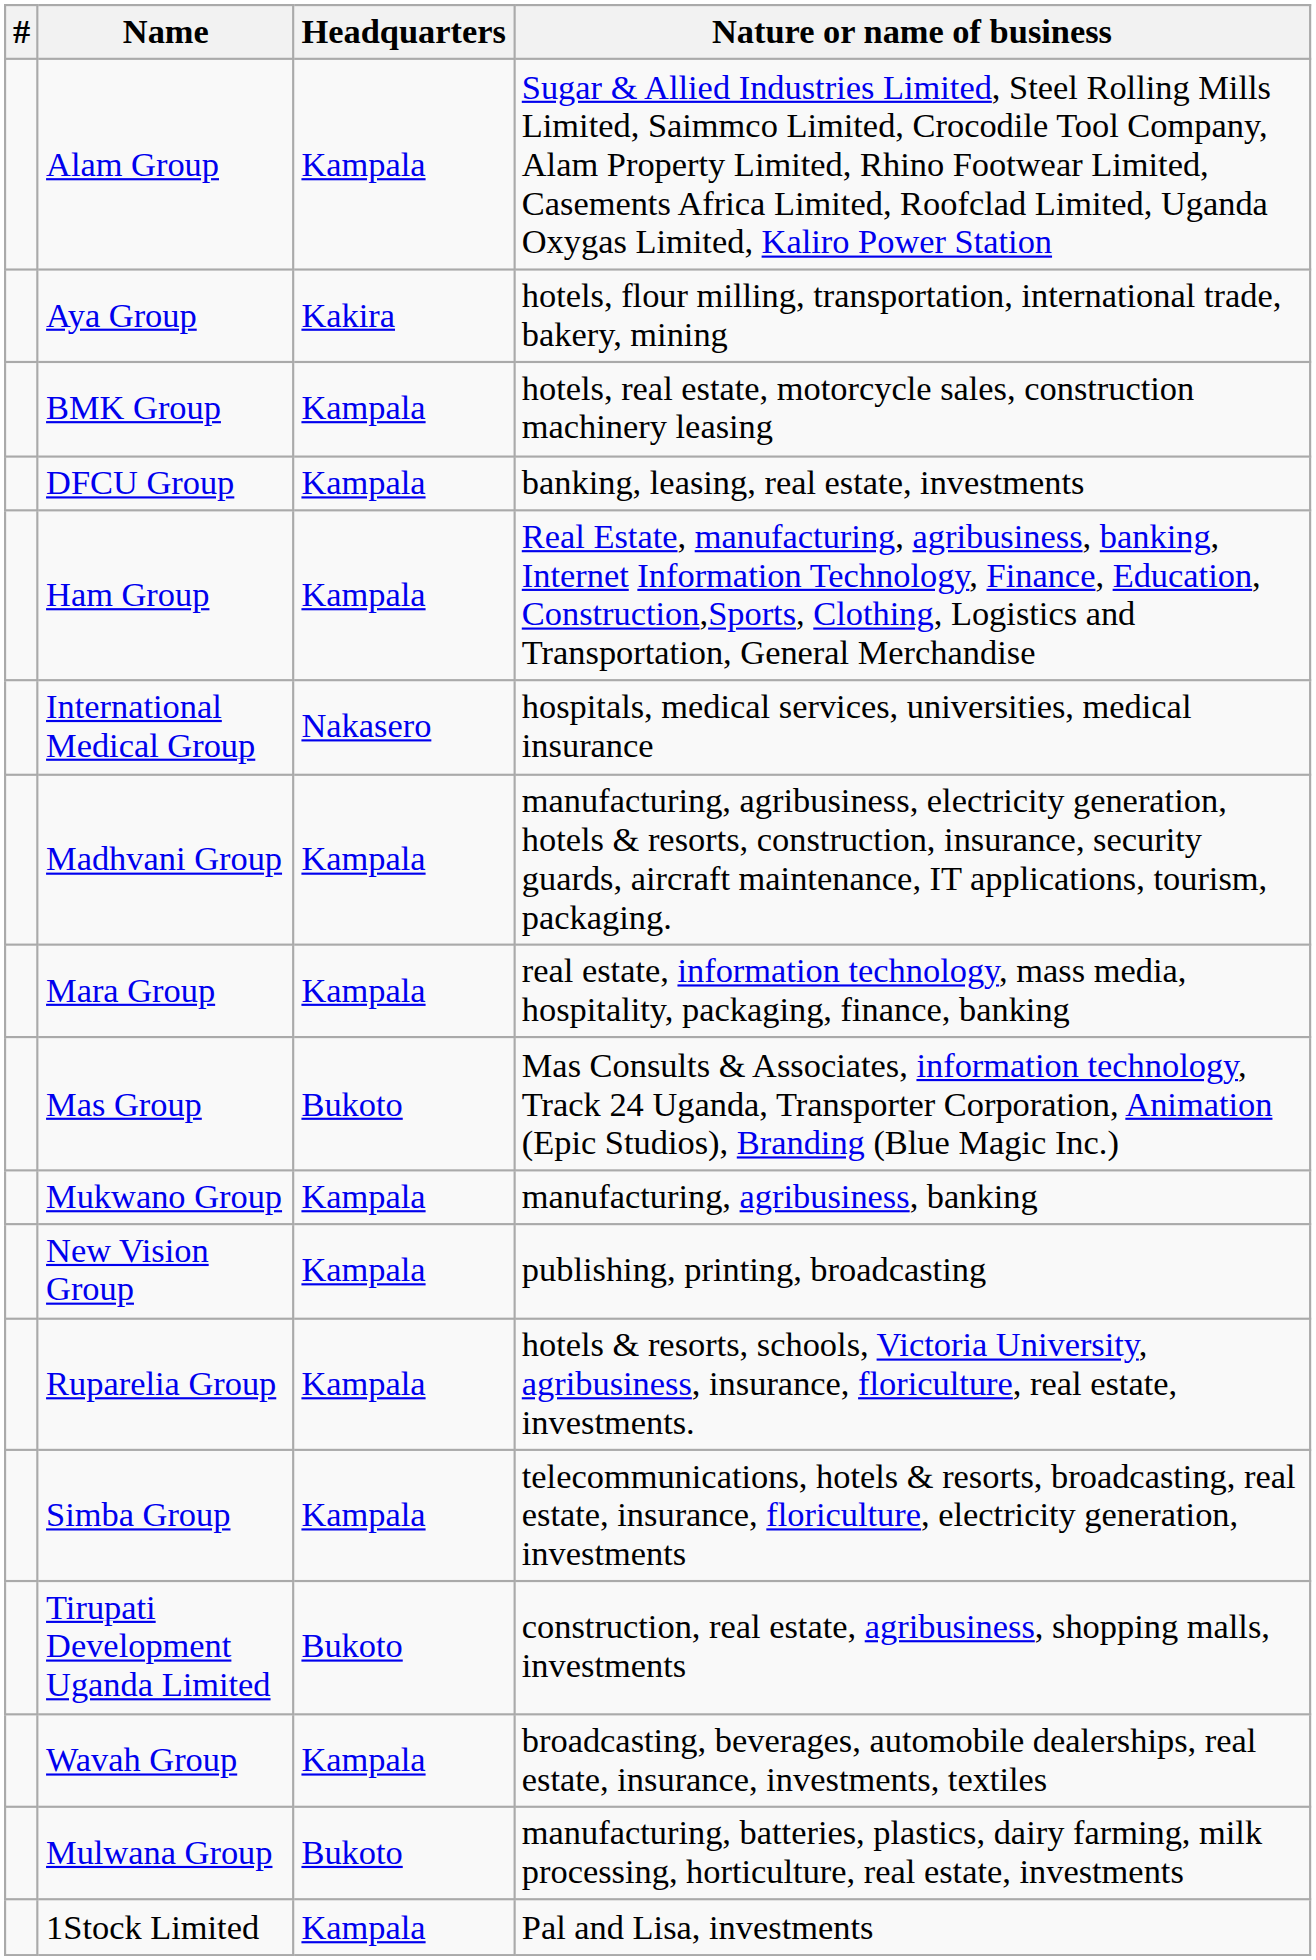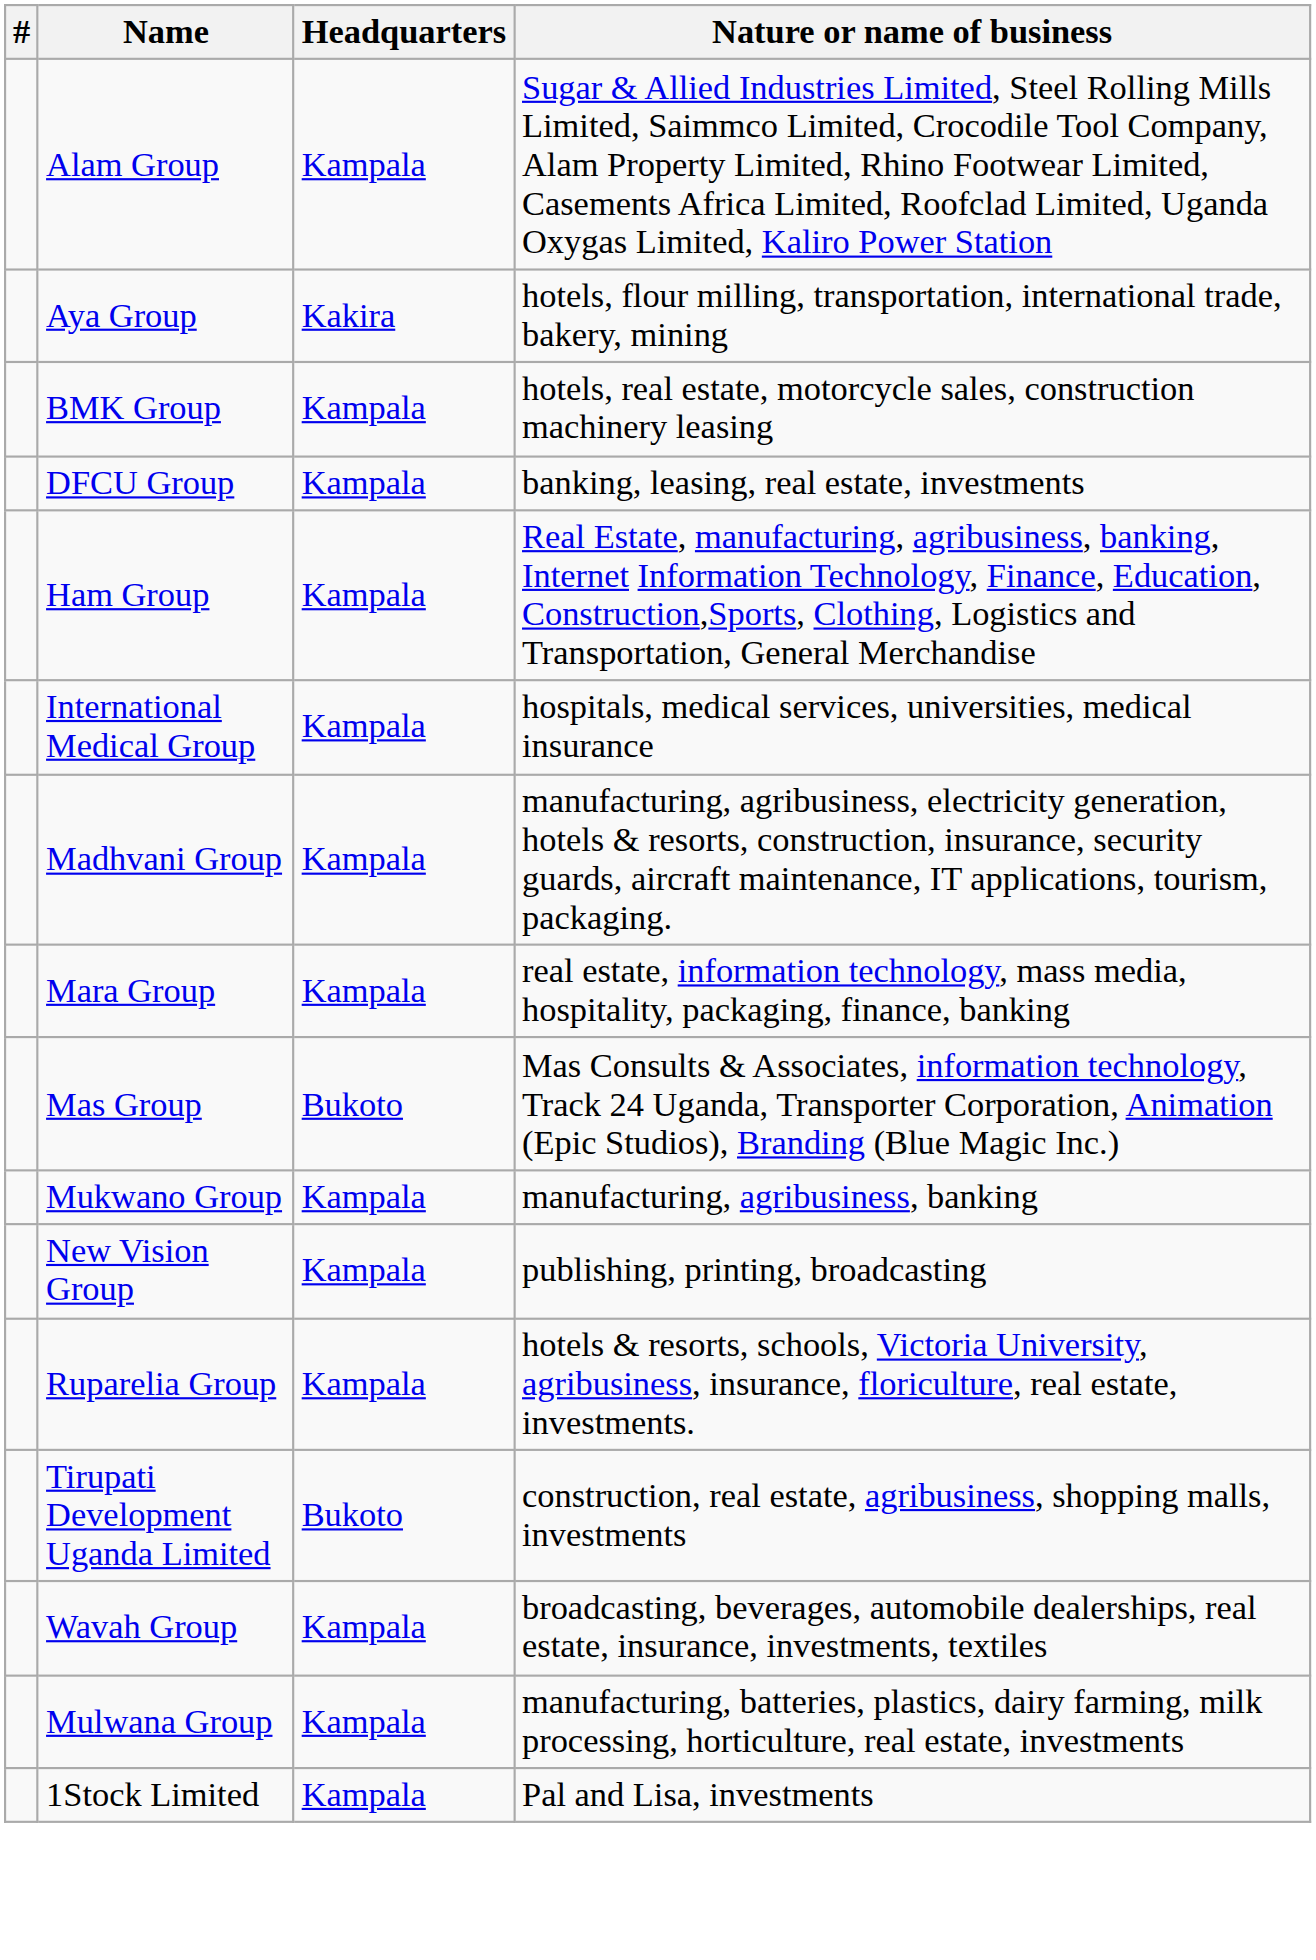(366, 726) Nakasero -> (364, 726) Kampala
- row: (138, 1515)
(352, 1852) Bukoto -> (364, 1720) Kampala
